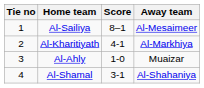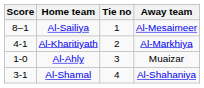columns swapped: (21, 12) <-> (118, 12)
